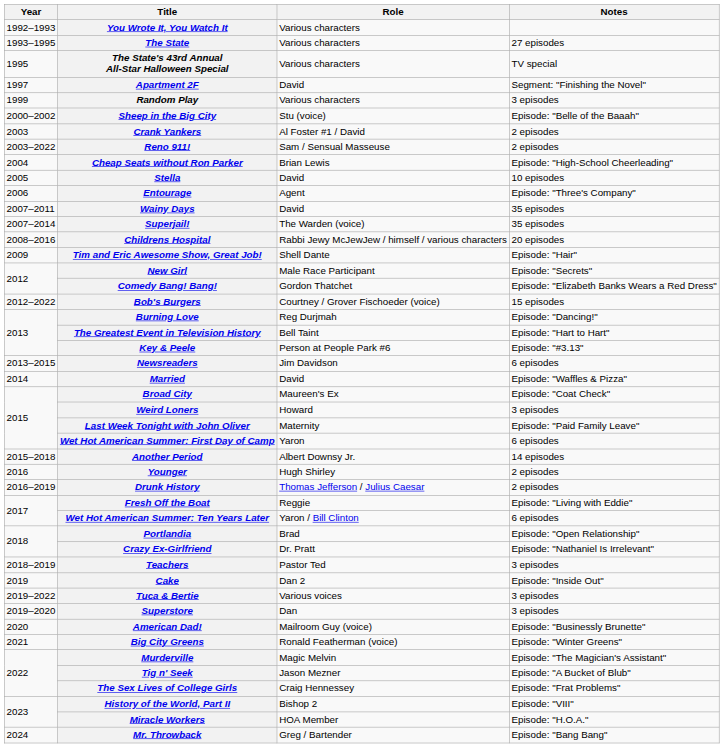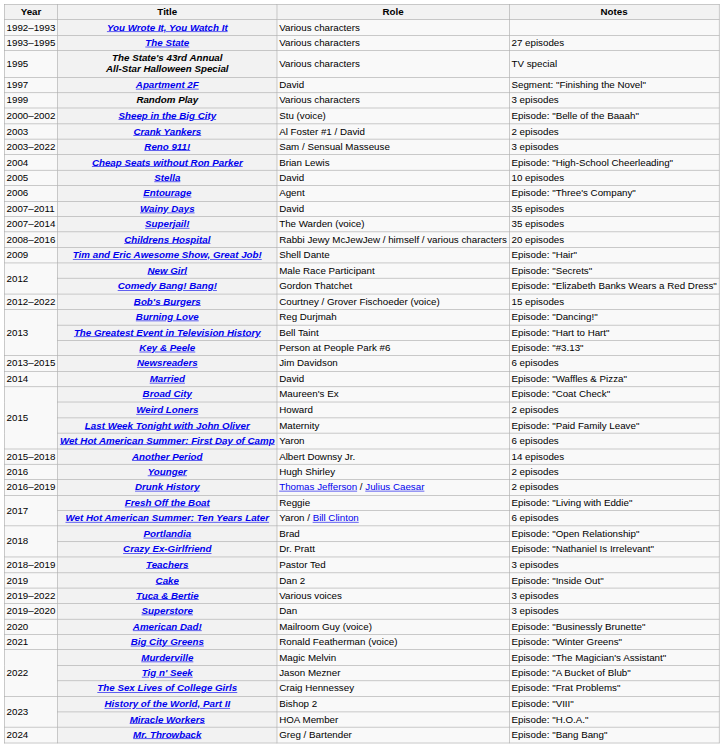(535, 147) 2 episodes -> (535, 147) 3 episodes
(535, 410) 3 episodes -> (535, 410) 2 episodes
